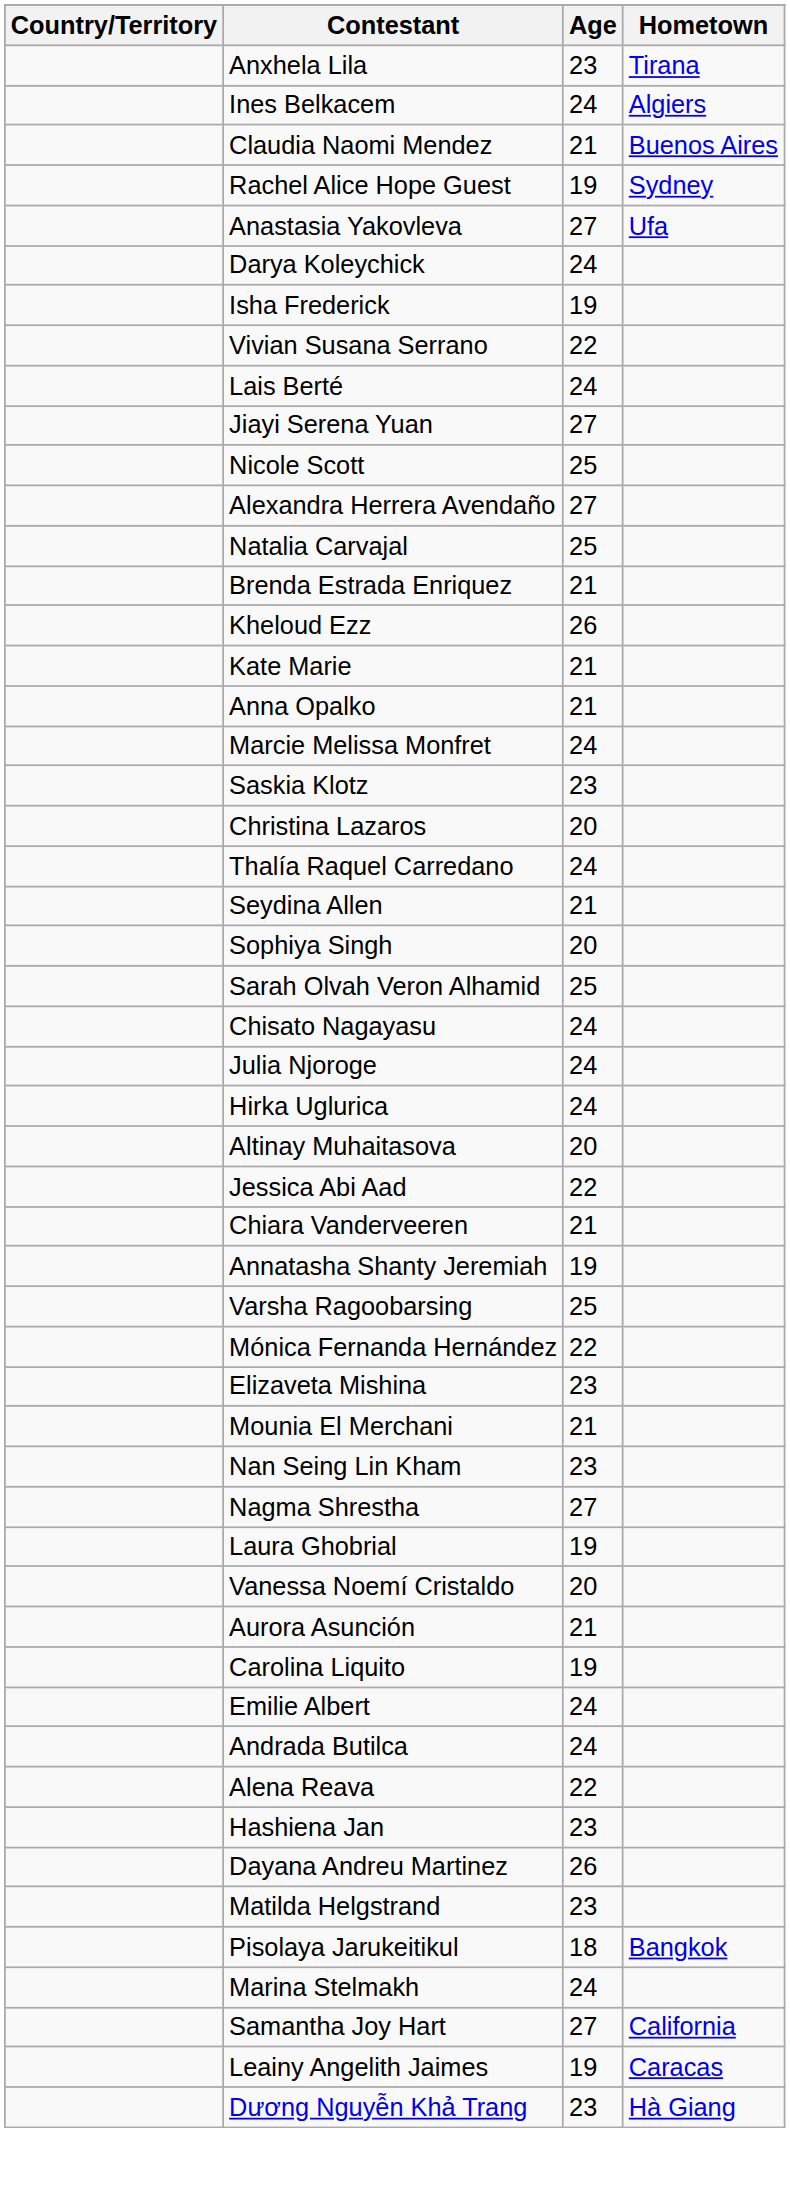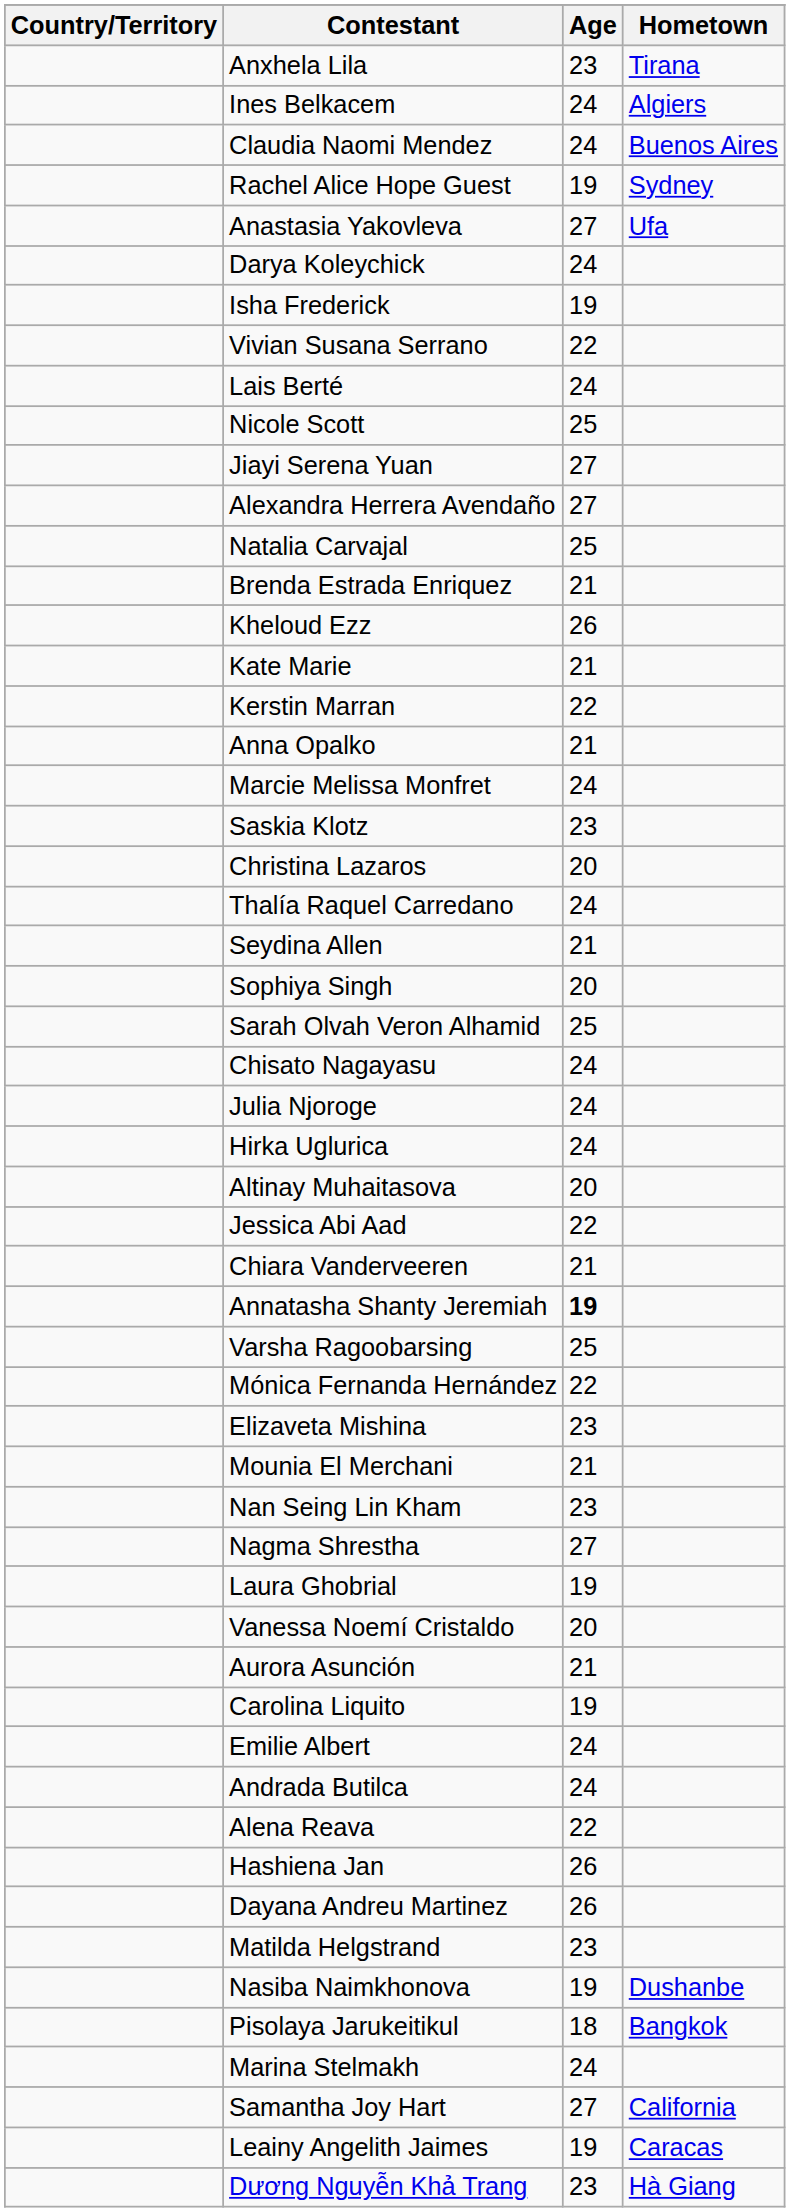(583, 145) 21 -> (583, 145) 24
rows swapped: (297, 466) <-> (331, 426)
+ row: (312, 706)
(583, 1267) normal -> (583, 1307) bold
(583, 1827) 23 -> (583, 1867) 26
+ row: (349, 1987)
